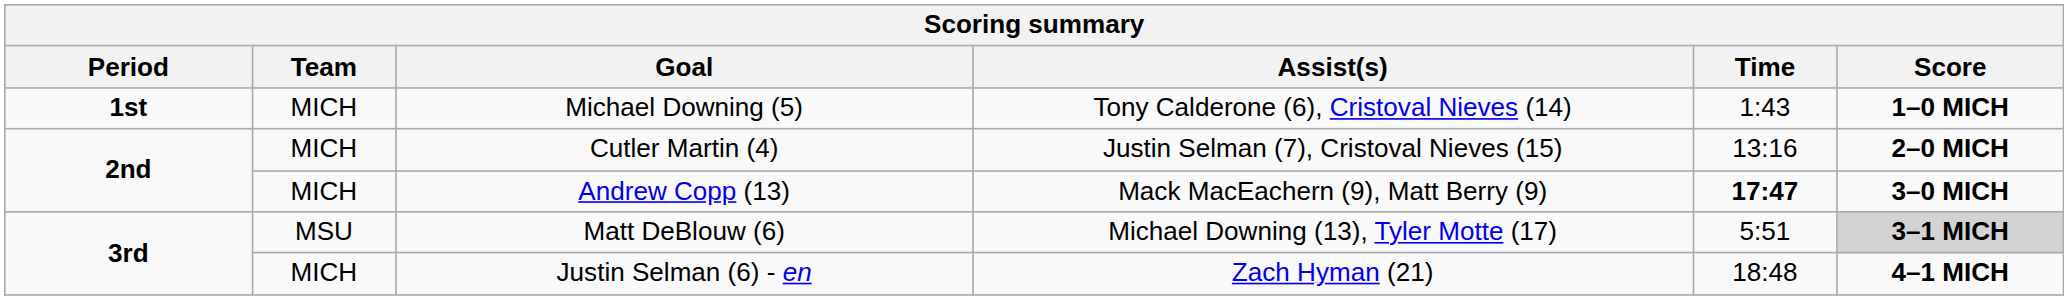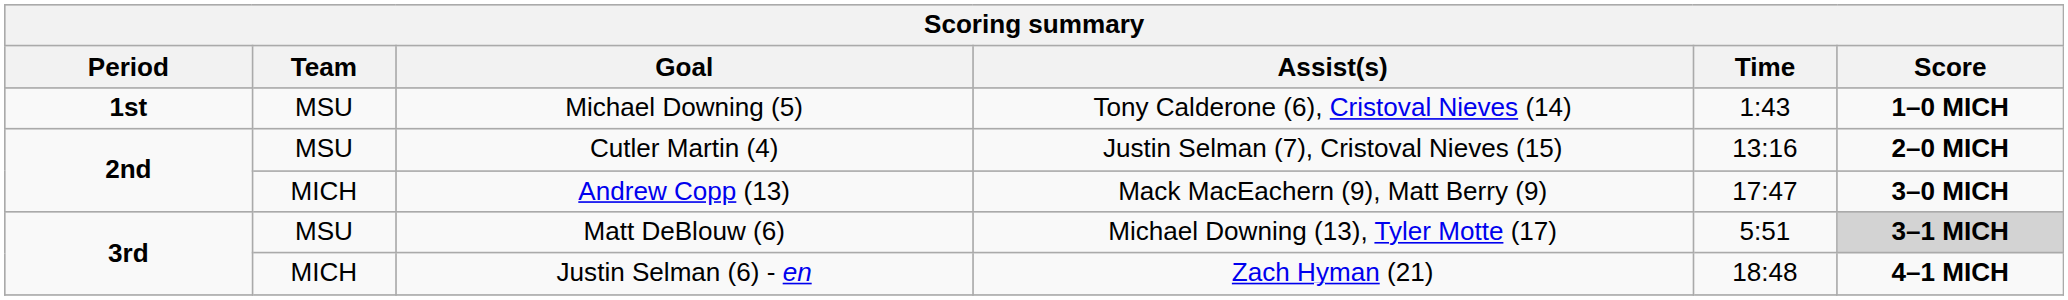(324, 107) MICH -> (324, 107) MSU
(324, 149) MICH -> (324, 149) MSU
(1765, 190) bold -> (1765, 190) normal
